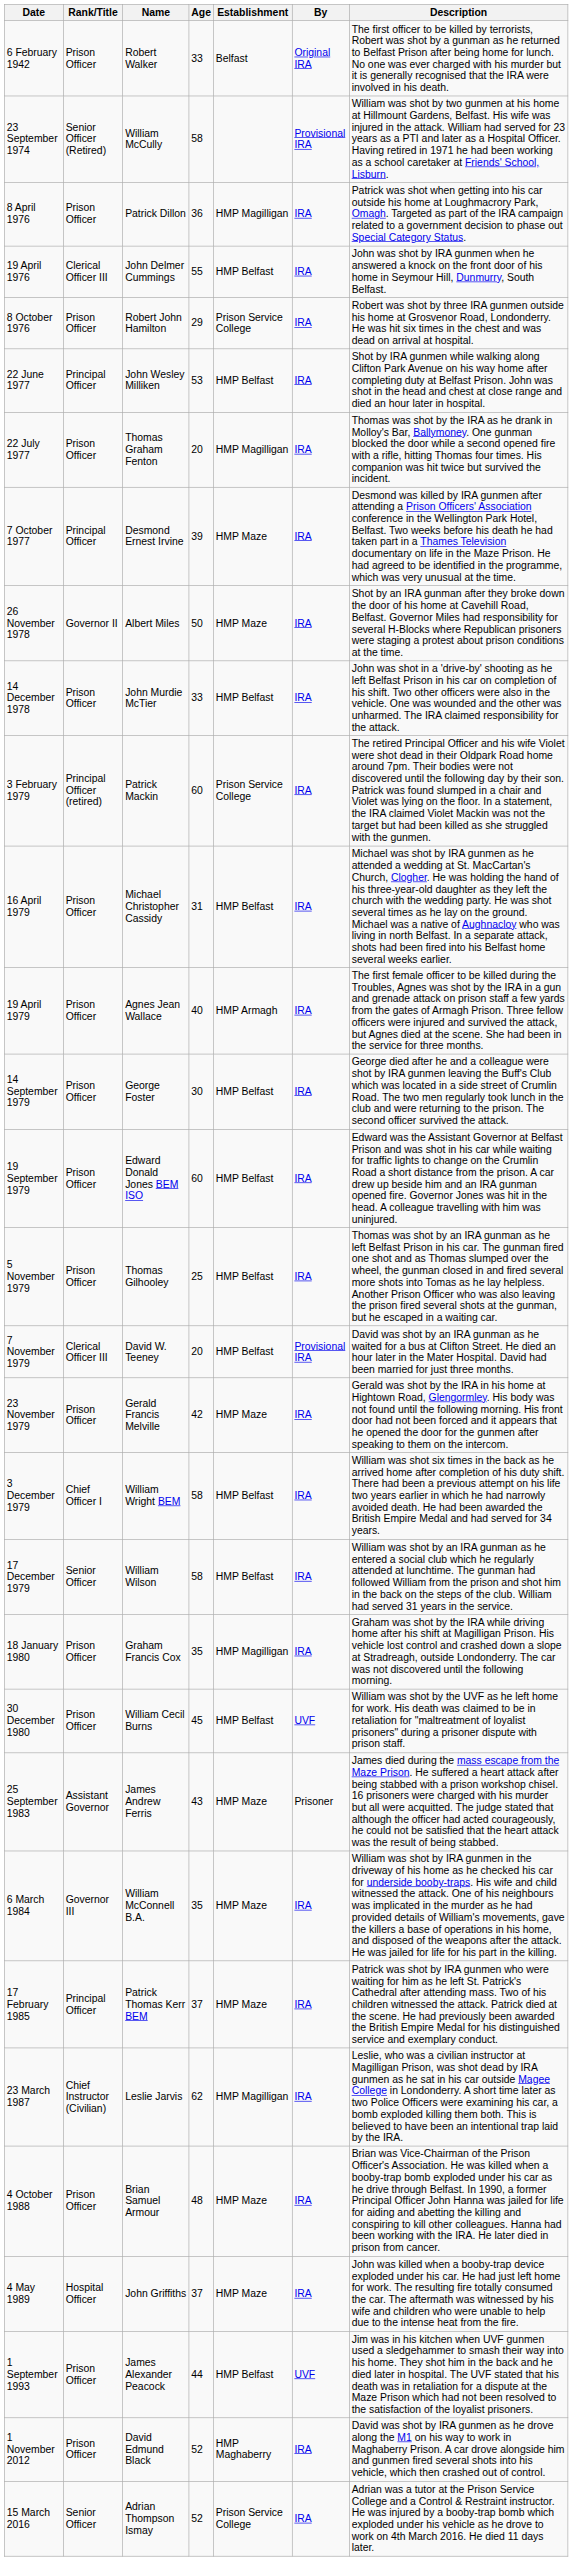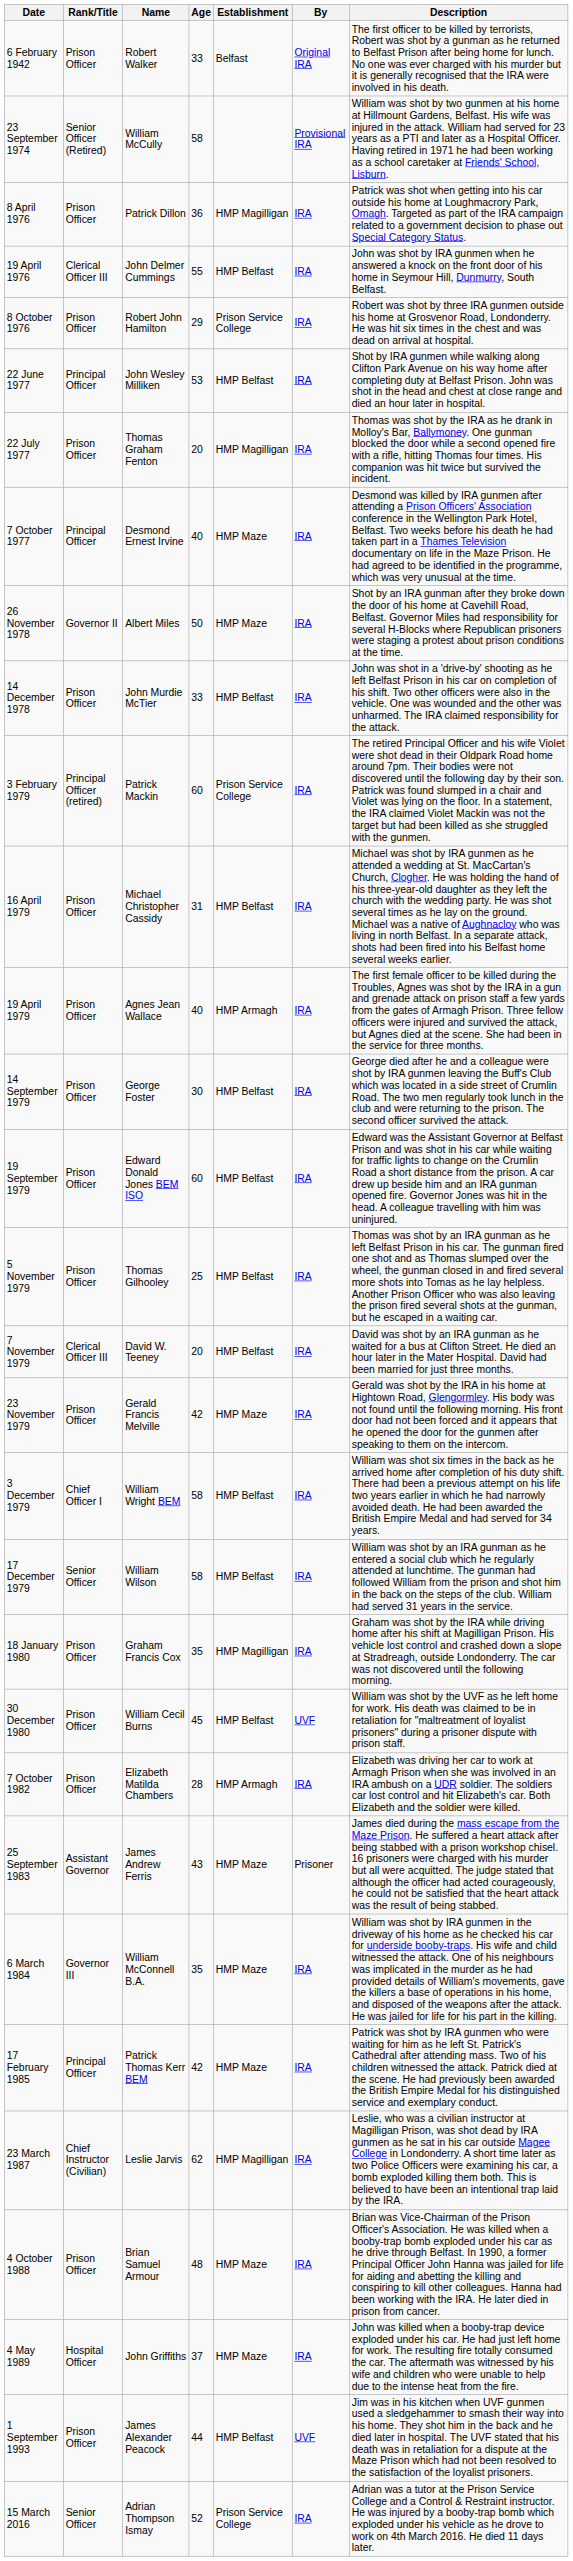(197, 536) 39 -> (197, 536) 40
(320, 1351) Provisional IRA -> (303, 1351) IRA
+ row: (30, 1784)
(197, 2004) 37 -> (197, 2067) 42
- row: (31, 2449)
